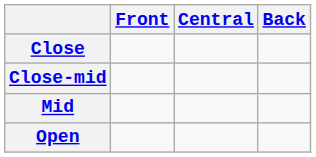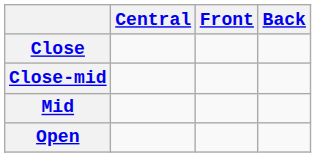columns swapped: (142, 19) <-> (216, 19)
